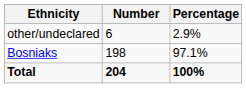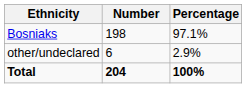rows swapped: (32, 53) <-> (53, 33)
